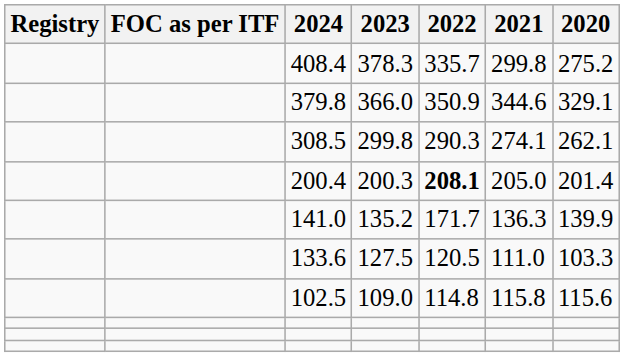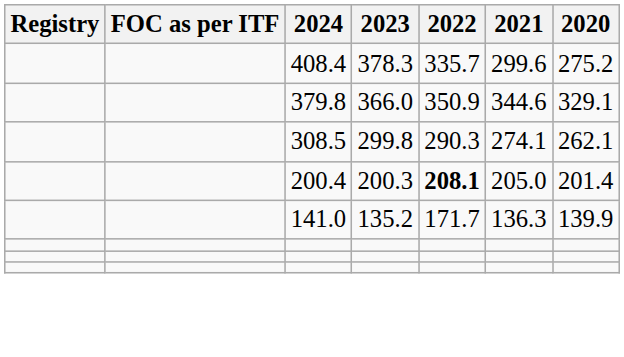(519, 63) 299.8 -> (519, 63) 299.6
- row: (318, 258)
- row: (318, 297)
